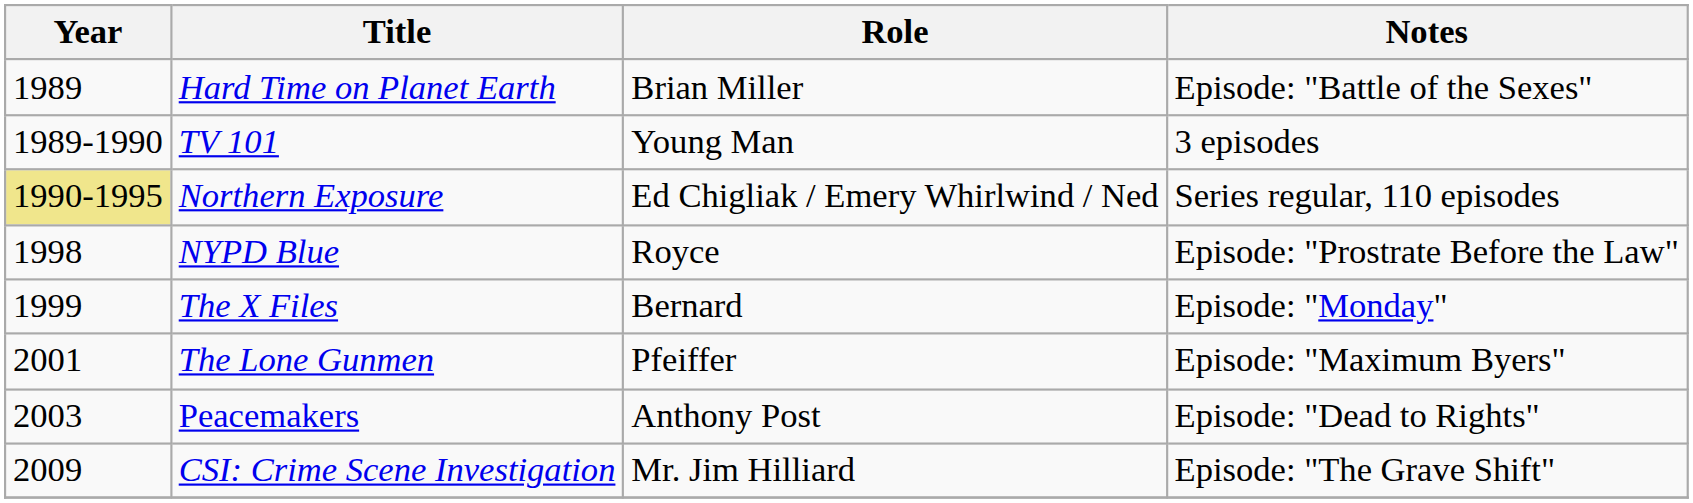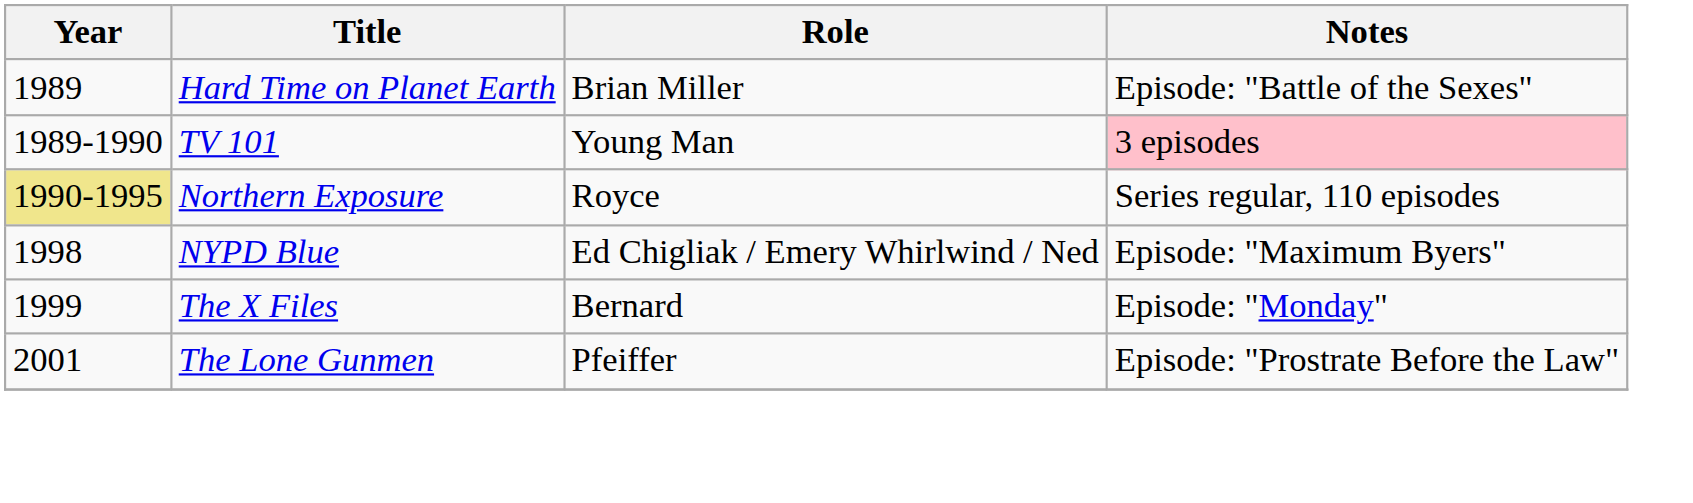(1247, 141) no background -> (1187, 141) pink background
(895, 196) Ed Chigliak / Emery Whirlwind / Ned -> (616, 196) Royce
(675, 251) Royce -> (835, 251) Ed Chigliak / Emery Whirlwind / Ned
(1427, 251) Episode: "Prostrate Before the Law" -> (1310, 251) Episode: "Maximum Byers"
(1370, 360) Episode: "Maximum Byers" -> (1367, 360) Episode: "Prostrate Before the Law"
- row: (269, 415)
- row: (397, 470)
